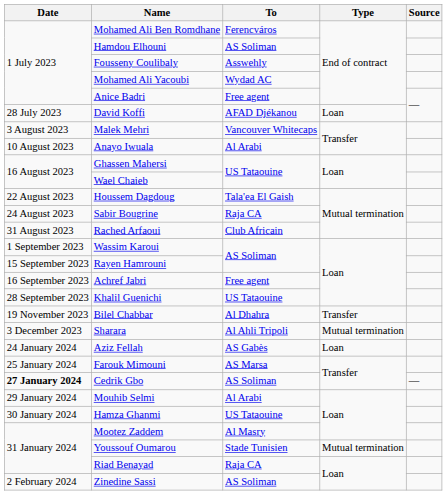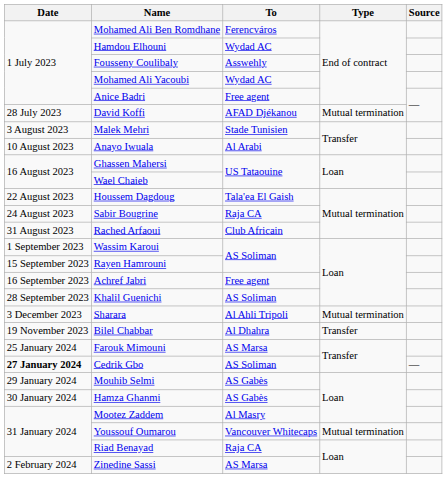(251, 46) AS Soliman -> (248, 46) Wydad AC
(333, 113) Loan -> (363, 113) Mutual termination
(271, 130) Vancouver Whitecaps -> (256, 130) Stade Tunisien
(254, 297) US Tataouine -> (251, 297) AS Soliman
rows swapped: (123, 314) <-> (110, 331)
- row: (118, 347)
(243, 398) Al Arabi -> (246, 381) AS Gabès
(254, 414) US Tataouine -> (246, 398) AS Gabès
(256, 448) Stade Tunisien -> (271, 431) Vancouver Whitecaps
(251, 481) AS Soliman -> (246, 465) AS Marsa
